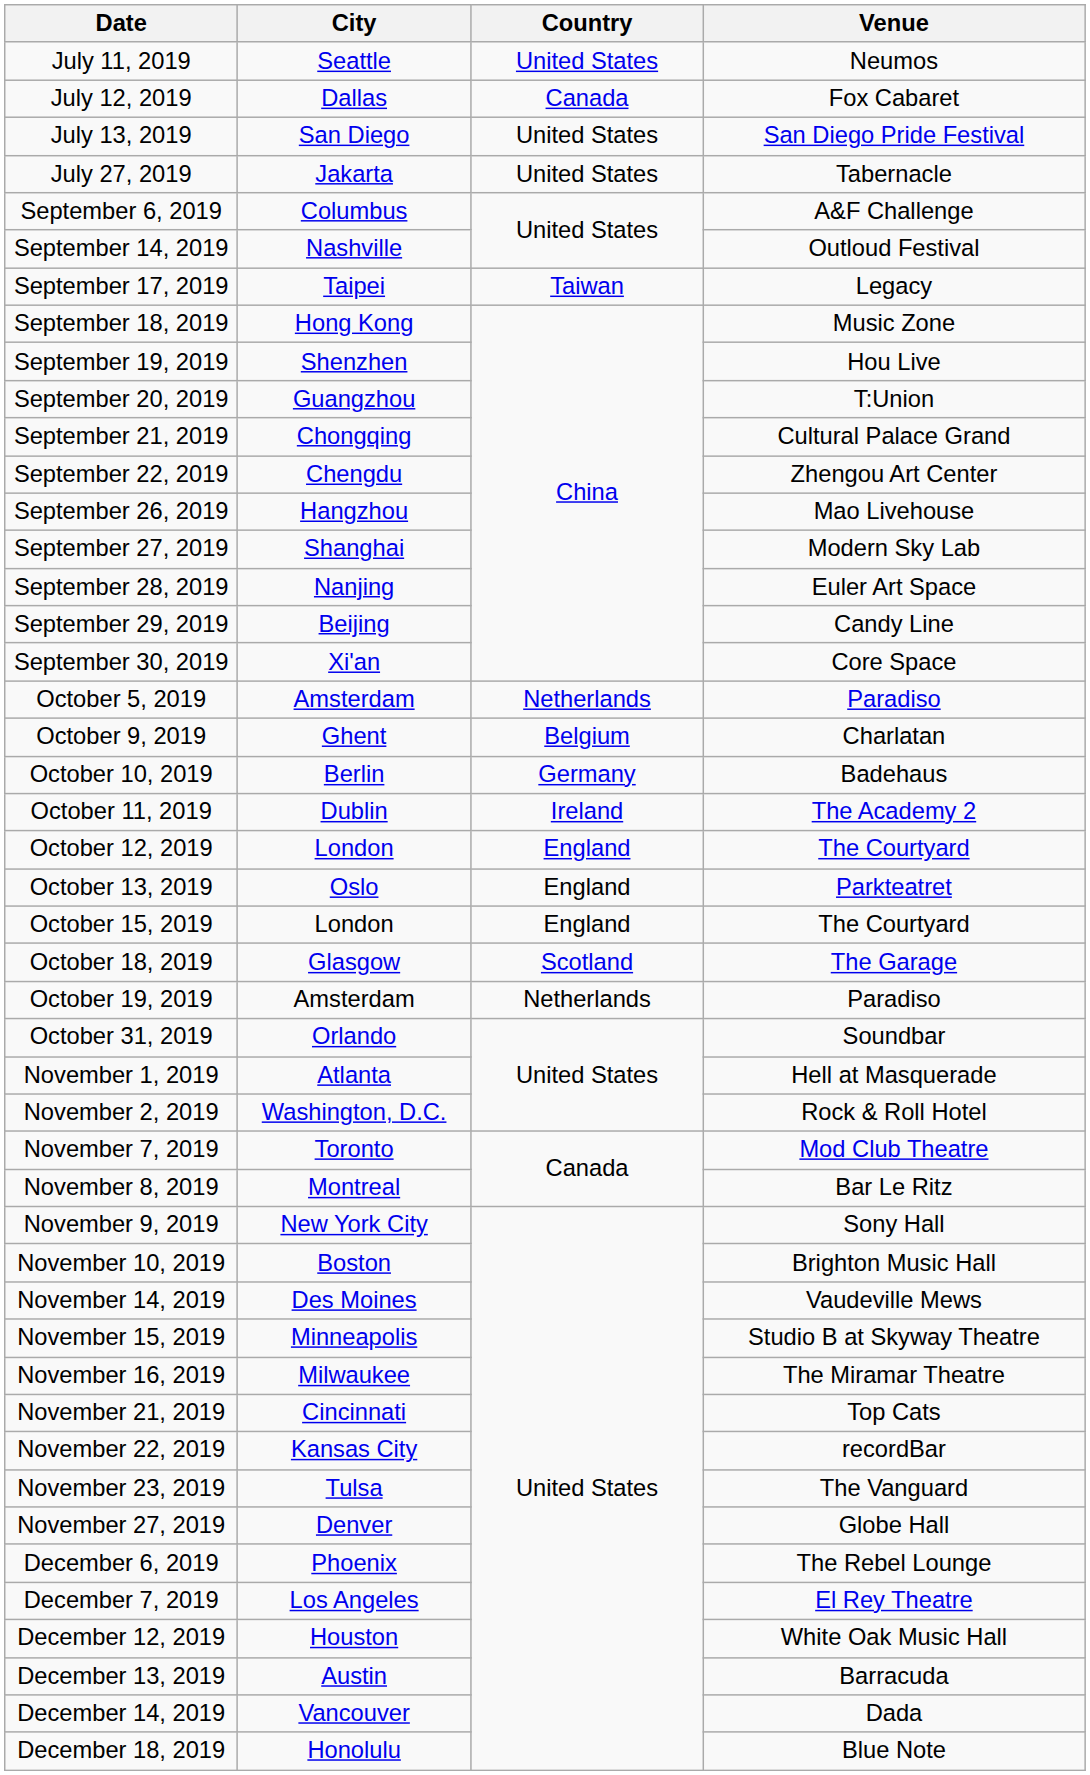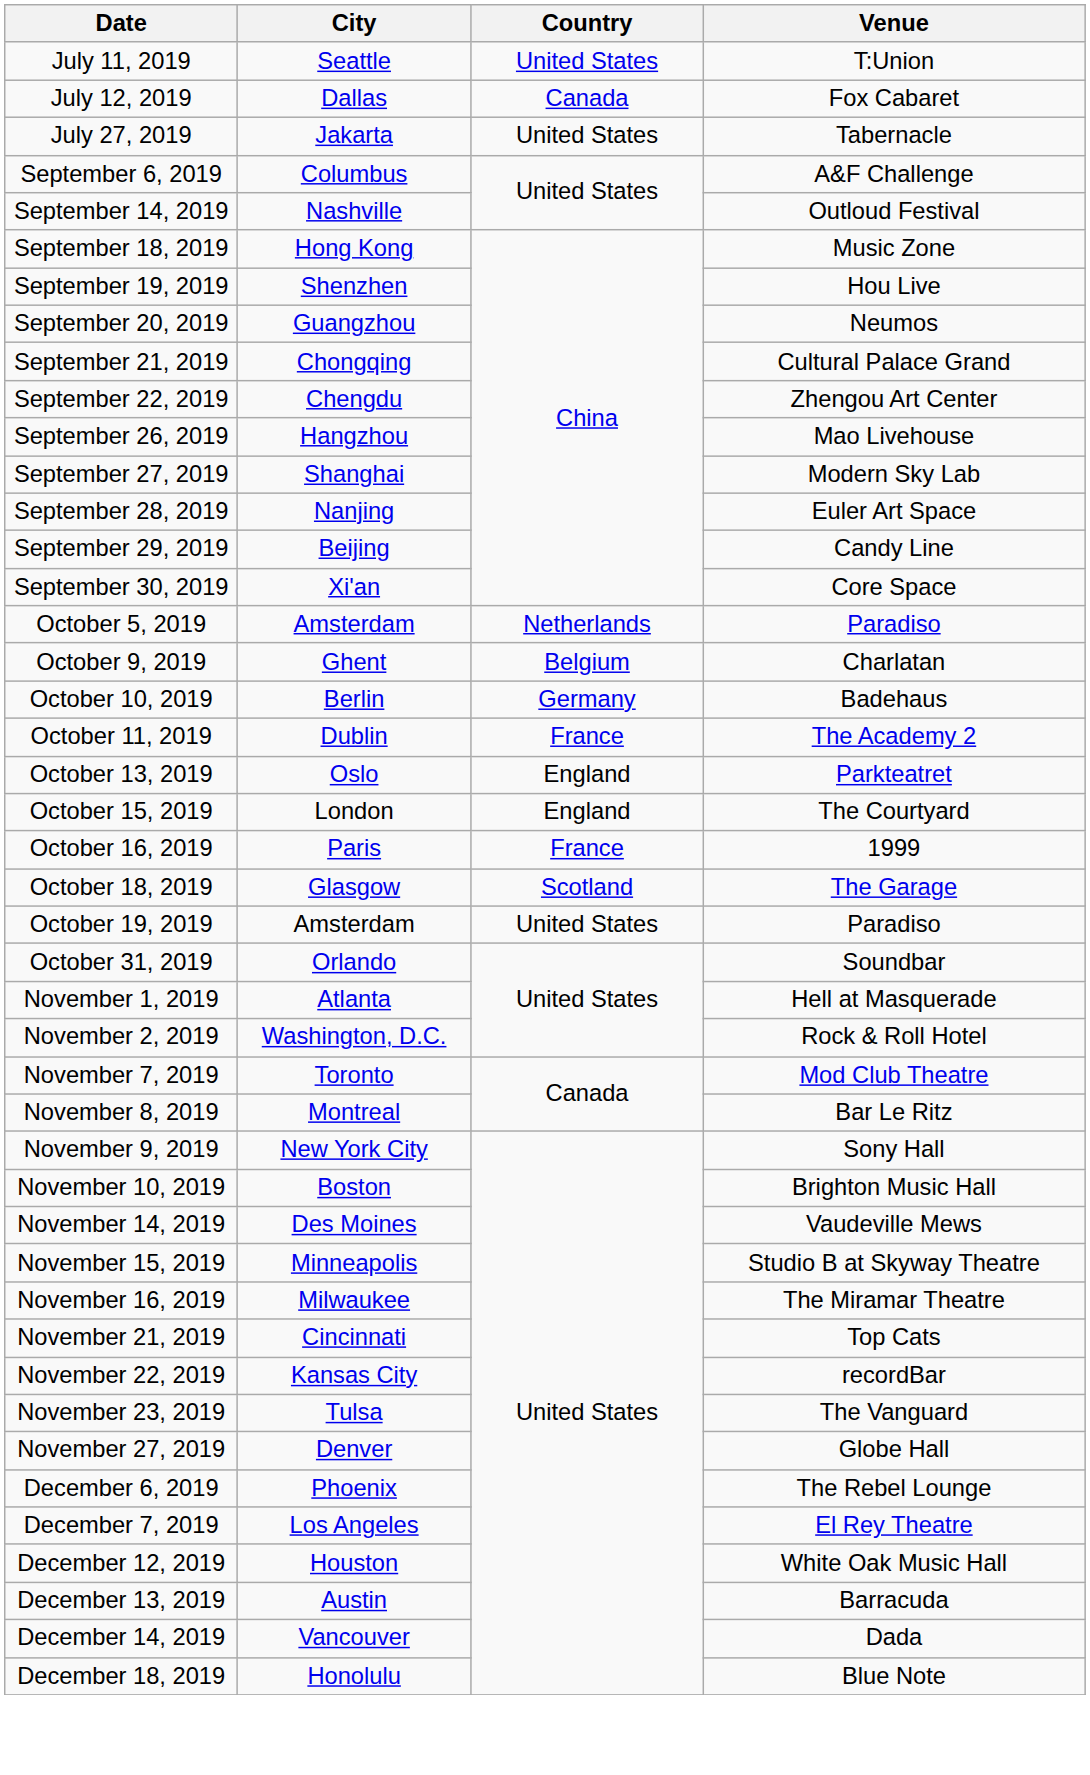(894, 60) Neumos -> (894, 60) T:Union
- row: (121, 135)
- row: (121, 286)
(894, 398) T:Union -> (894, 323) Neumos
(587, 811) Ireland -> (587, 736) France
- row: (121, 849)
+ row: (121, 849)
(587, 999) Netherlands -> (587, 924) United States
